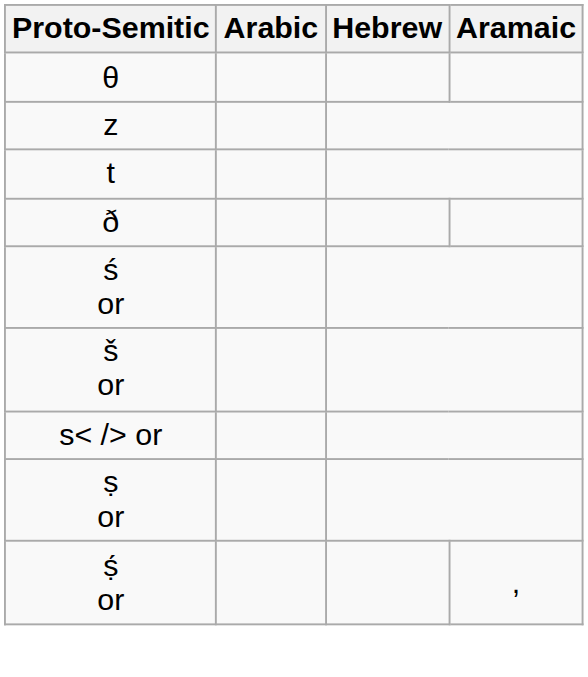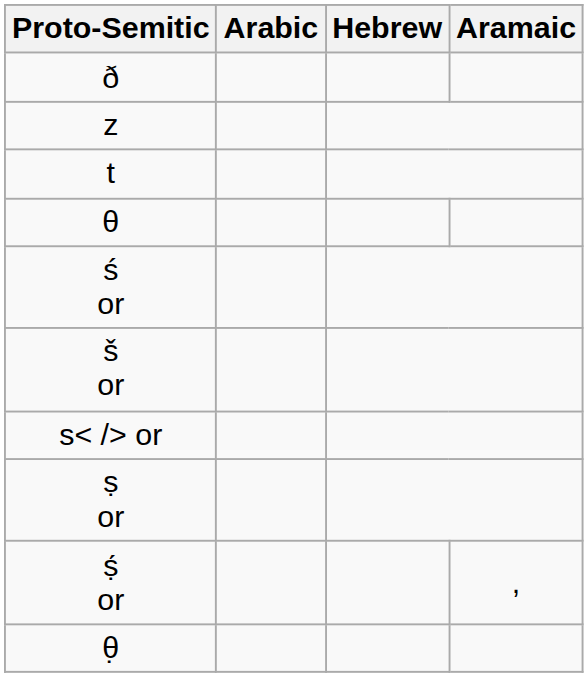rows swapped: (111, 221) <-> (111, 76)
+ row: (111, 647)
